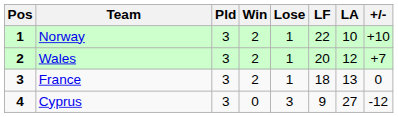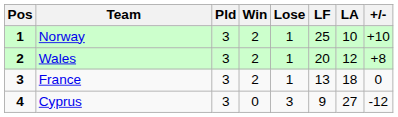(322, 36) 22 -> (322, 36) 25
(378, 58) +7 -> (378, 58) +8
(322, 79) 18 -> (322, 79) 13
(350, 79) 13 -> (350, 79) 18
